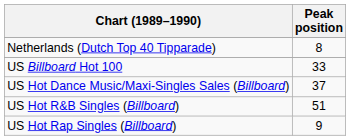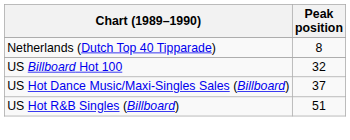(319, 67) 33 -> (319, 67) 32
- row: (92, 125)
